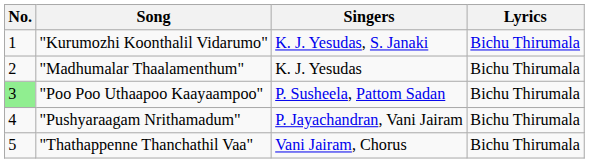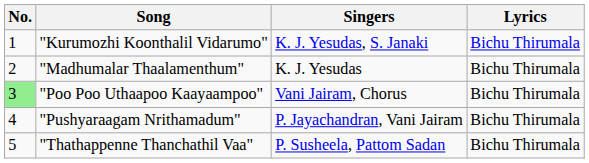(360, 94) P. Susheela, Pattom Sadan -> (341, 94) Vani Jairam, Chorus
(341, 145) Vani Jairam, Chorus -> (360, 145) P. Susheela, Pattom Sadan
